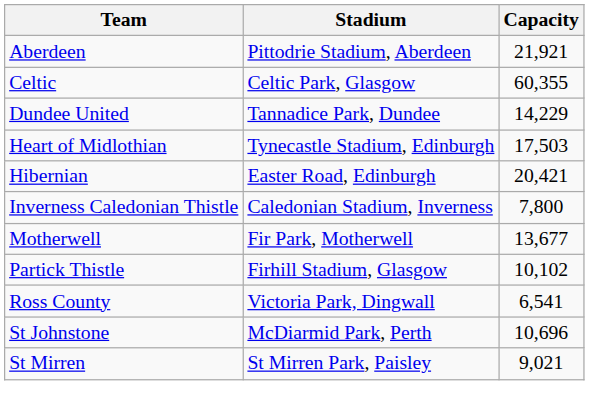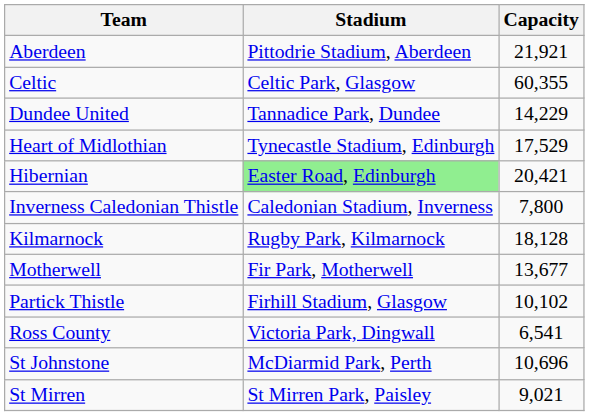(541, 144) 17,503 -> (541, 144) 17,529
(342, 176) no background -> (342, 176) lightgreen background
+ row: (56, 238)
